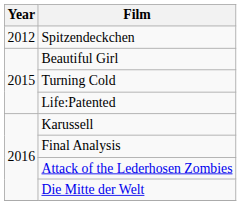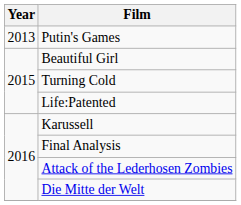- row: (88, 37)
+ row: (81, 37)
